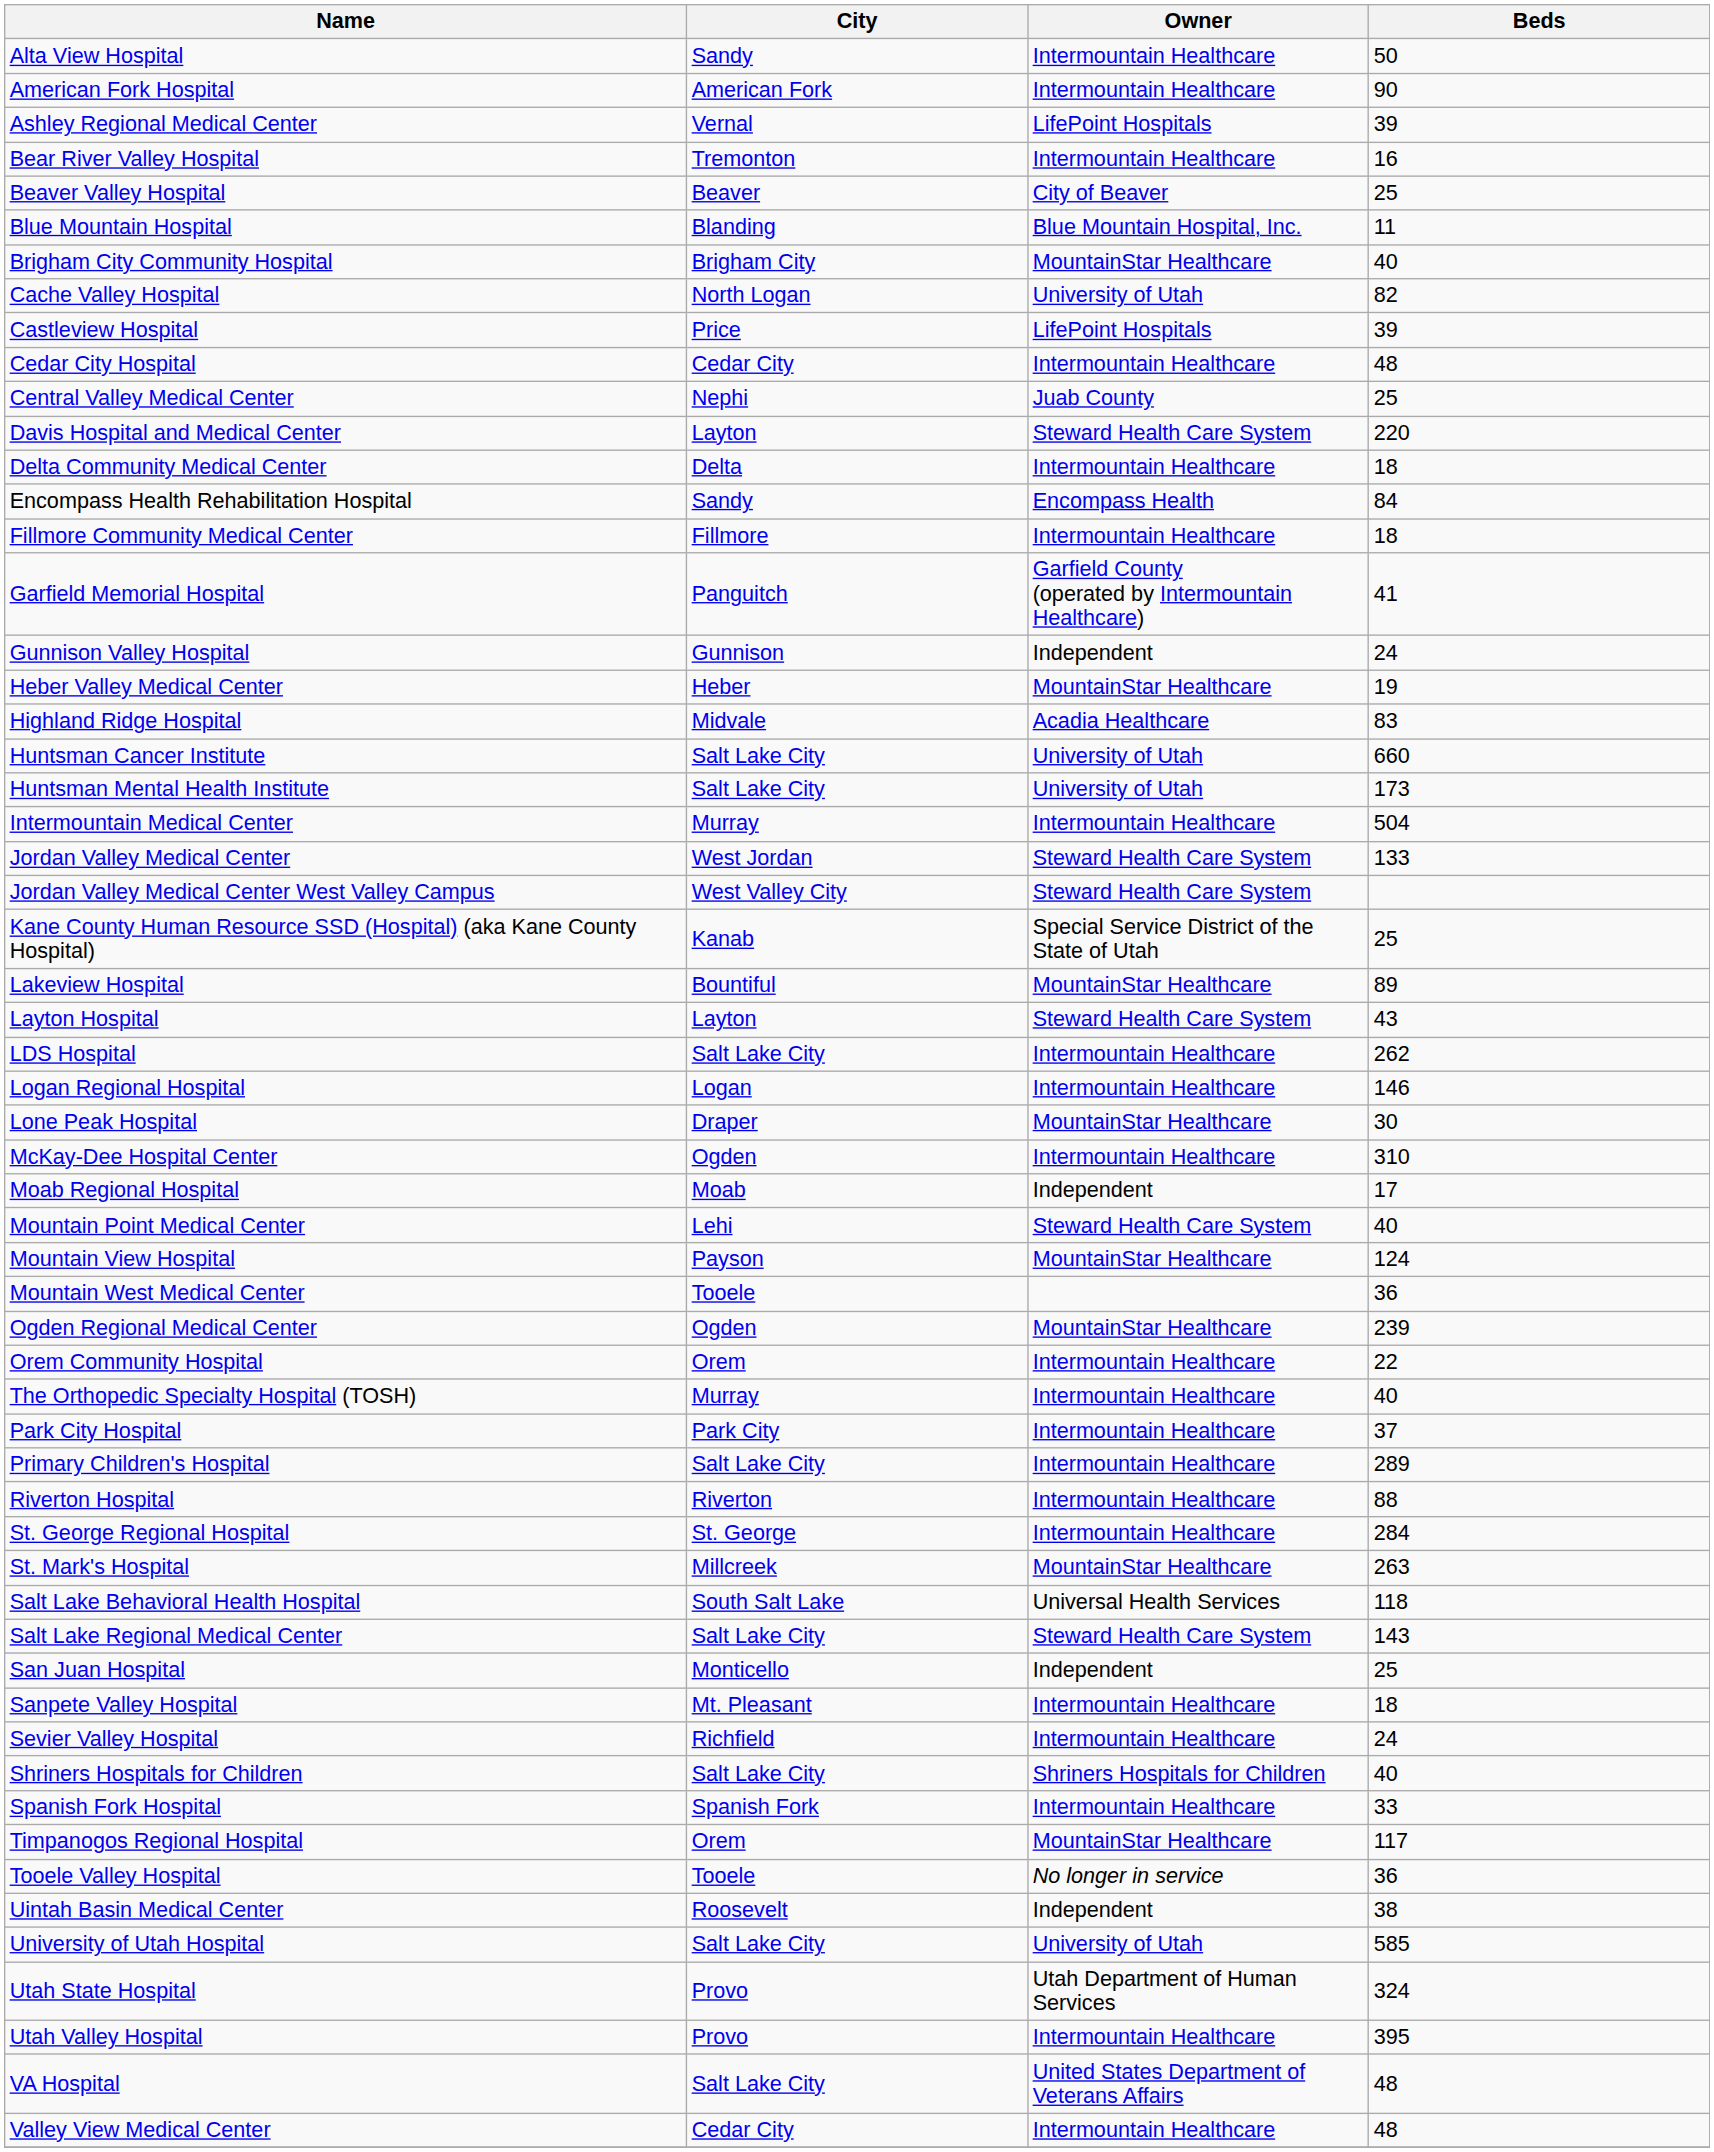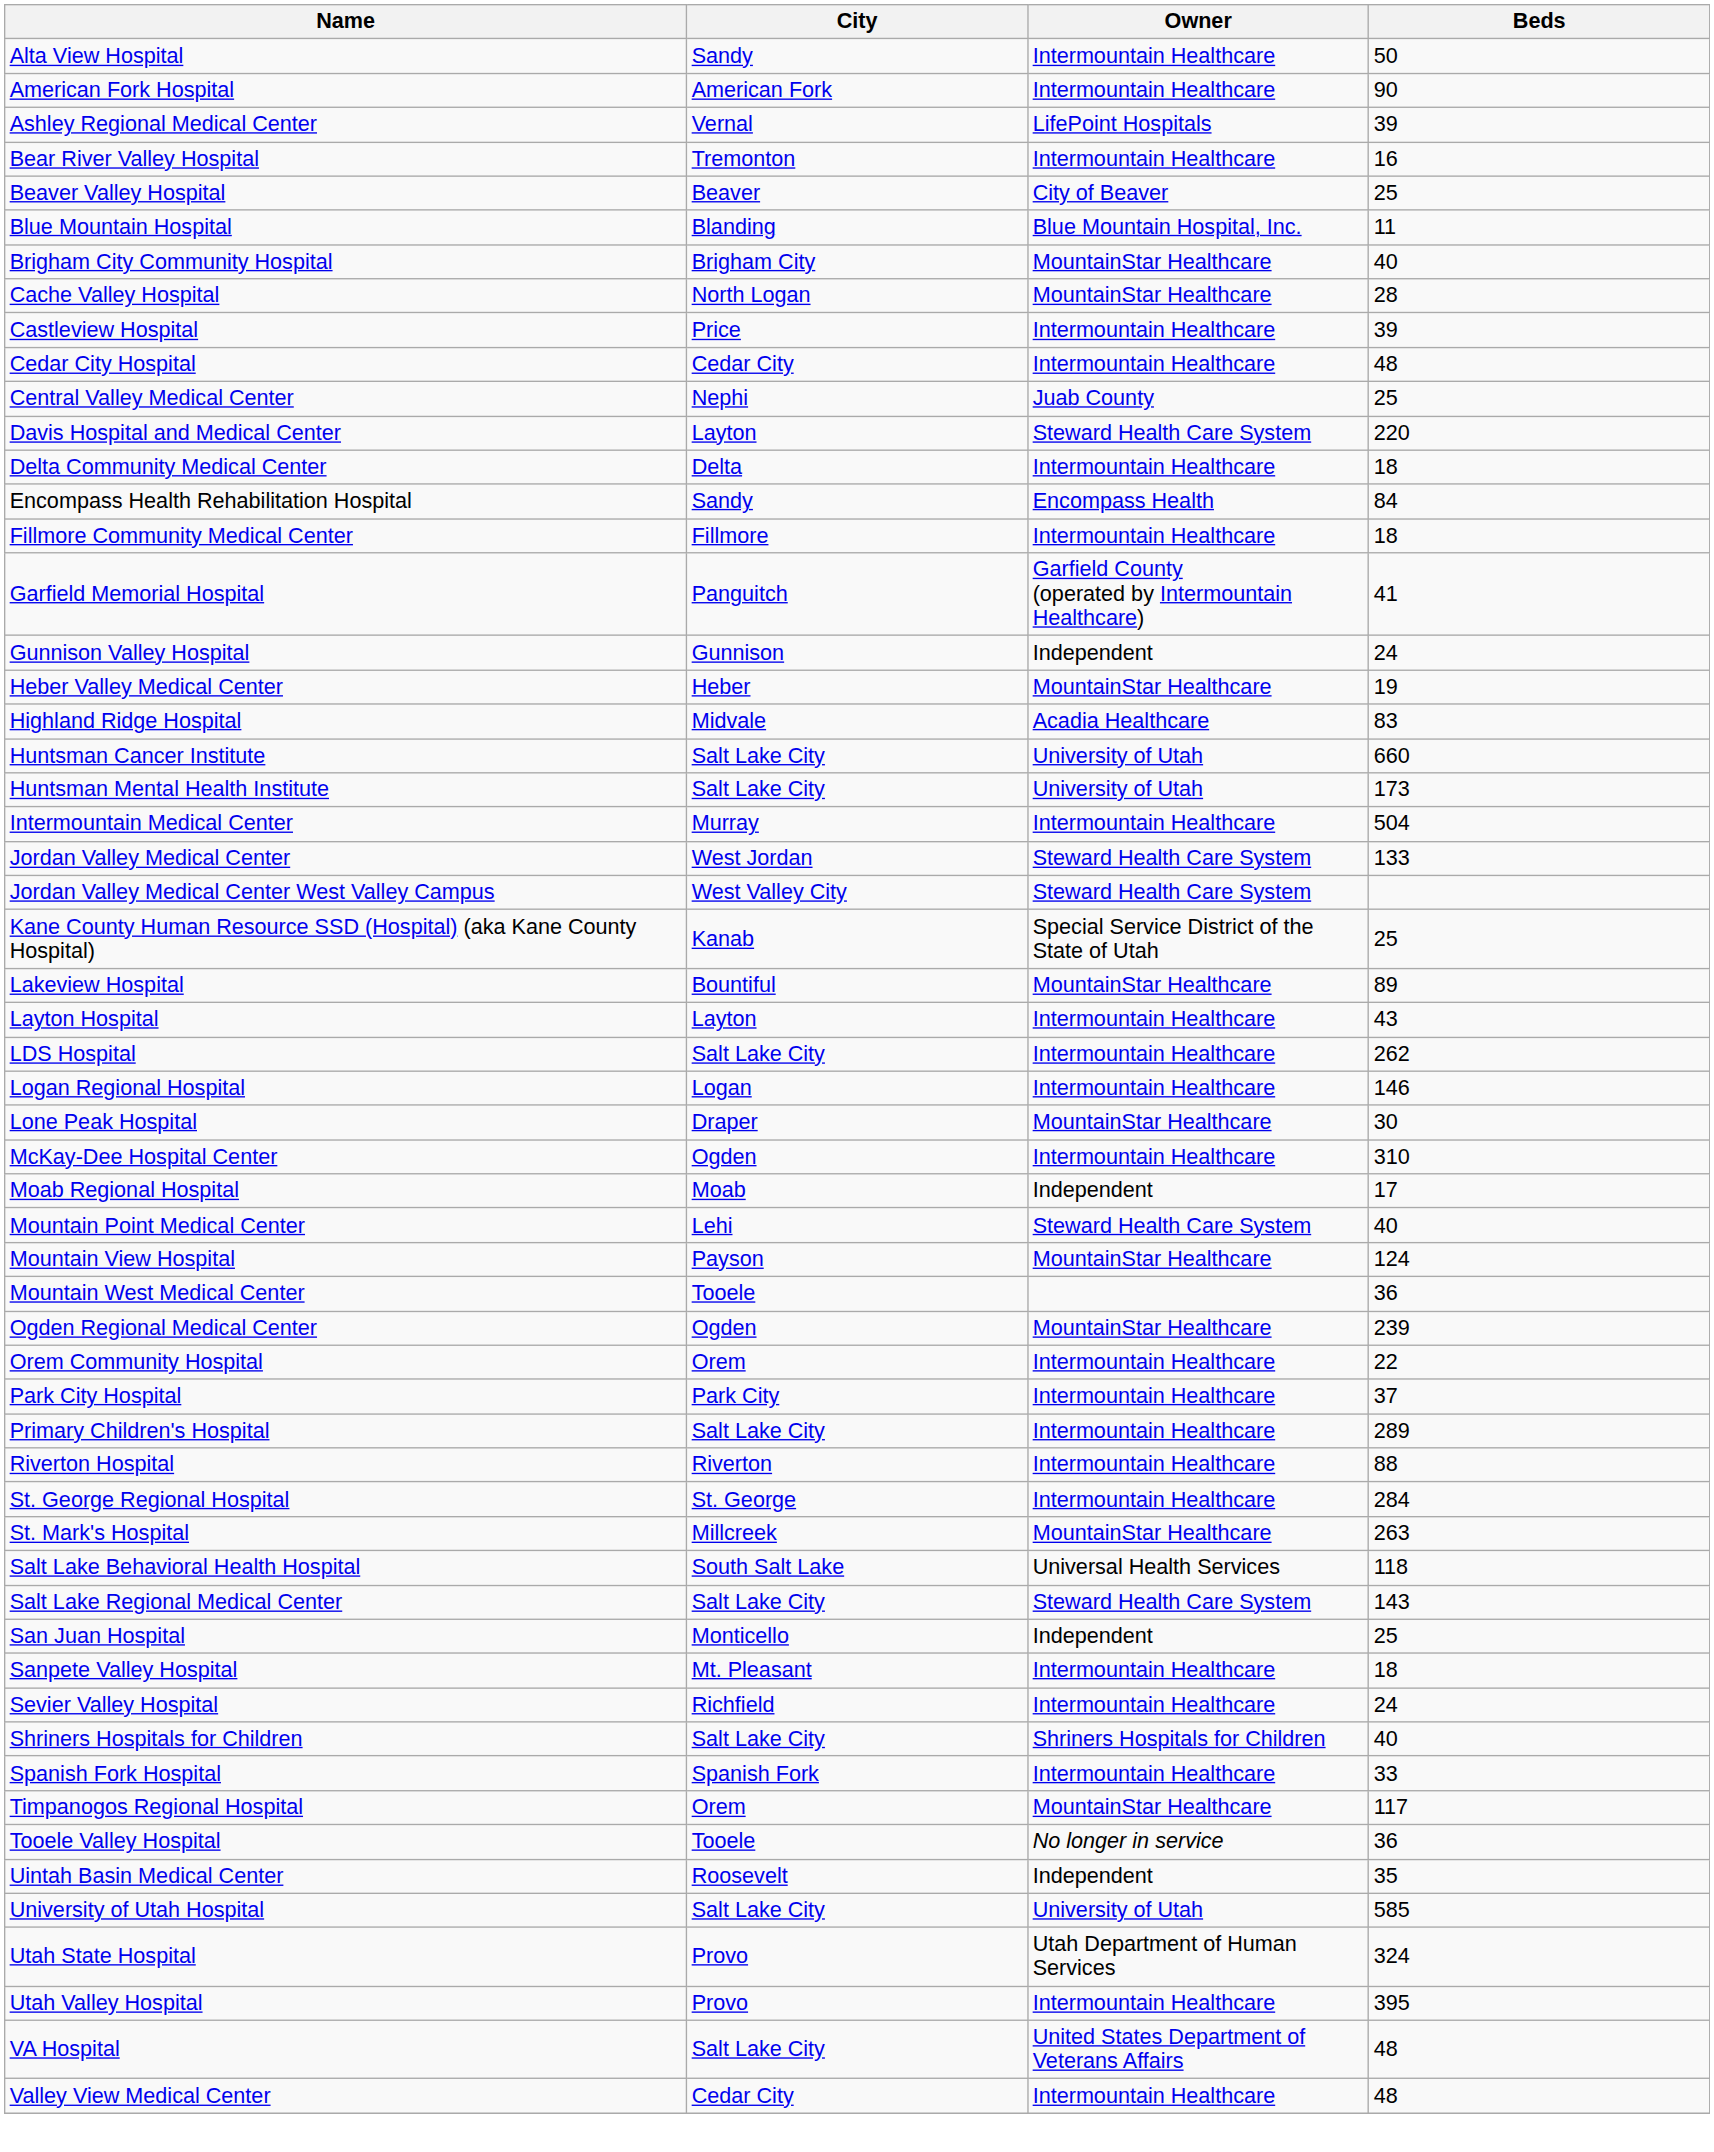(1118, 295) University of Utah -> (1152, 295) MountainStar Healthcare
(1386, 295) 82 -> (1386, 295) 28
(1122, 329) LifePoint Hospitals -> (1154, 329) Intermountain Healthcare
(1172, 1019) Steward Health Care System -> (1154, 1019) Intermountain Healthcare
- row: (213, 1396)
(1386, 1910) 38 -> (1386, 1875) 35
